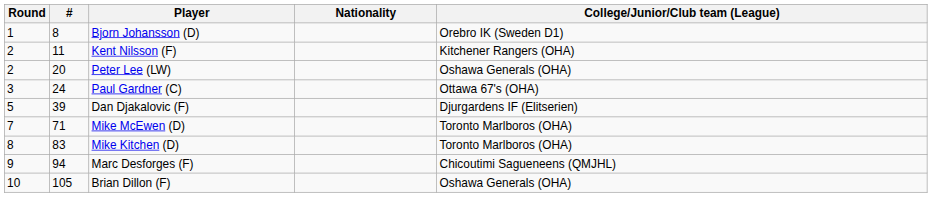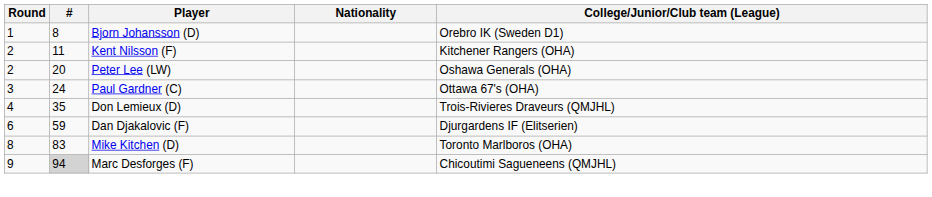+ row: (136, 107)
(10, 107) 5 -> (10, 126) 6
(59, 107) 39 -> (59, 126) 59
- row: (138, 126)
(59, 164) no background -> (59, 164) lightgrey background
- row: (131, 182)
